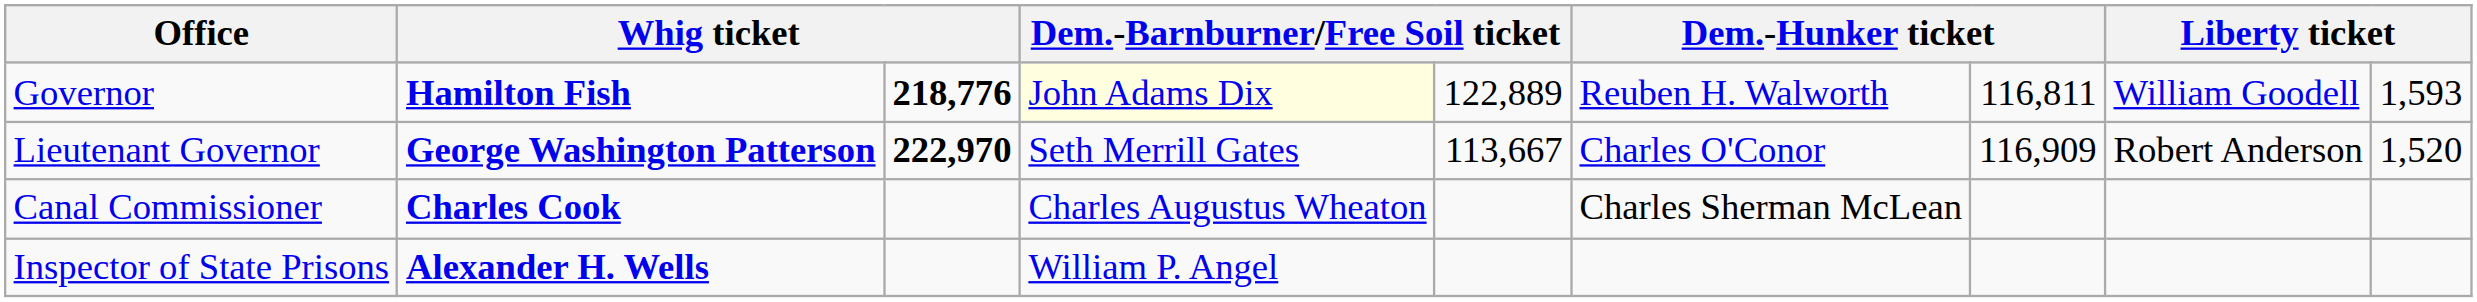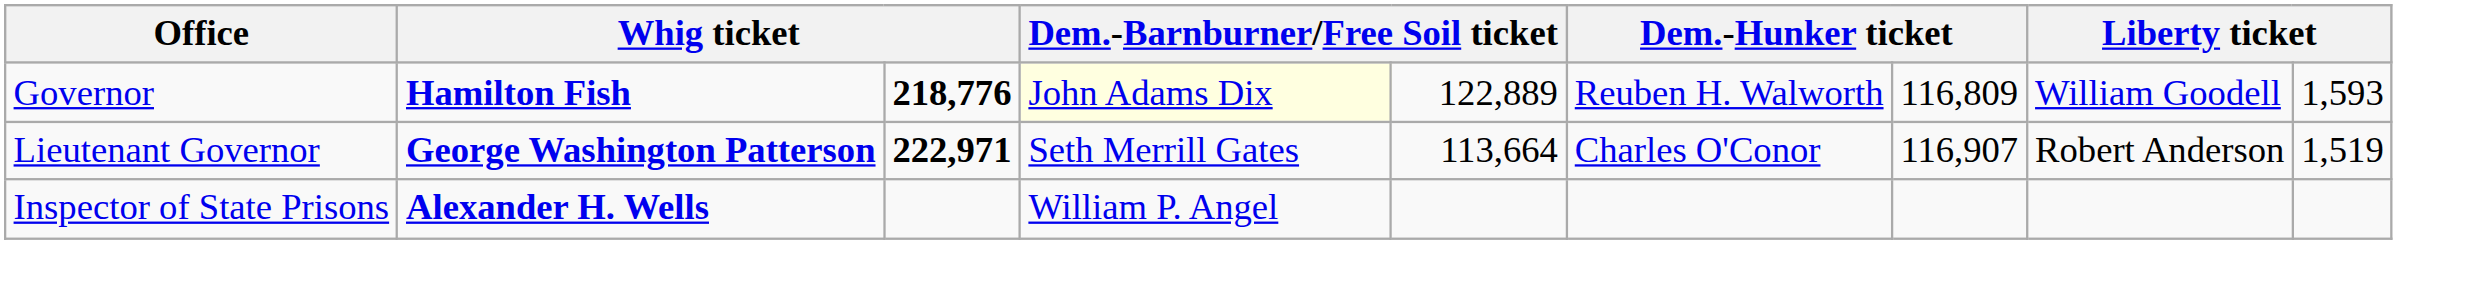(2038, 91) 116,811 -> (1959, 91) 116,809
(952, 149) 222,970 -> (952, 149) 222,971
(1504, 149) 113,667 -> (1499, 149) 113,664
(2038, 149) 116,909 -> (1959, 149) 116,907
(2421, 149) 1,520 -> (2342, 149) 1,519
- row: (168, 207)
